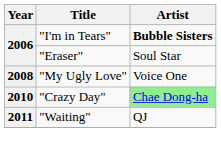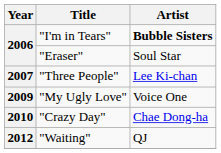+ row: (79, 76)
(20, 76) 2008 -> (20, 96) 2009
(170, 96) lightgreen background -> (170, 117) no background
(20, 117) 2011 -> (20, 138) 2012
